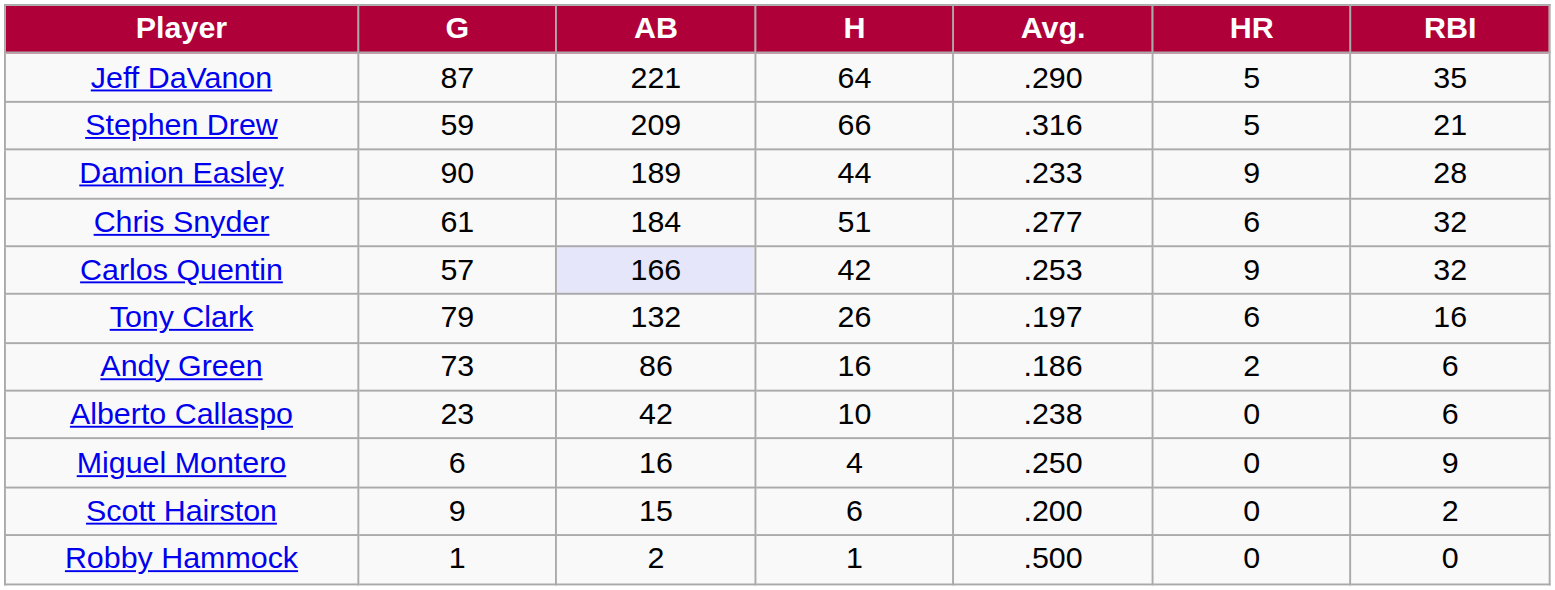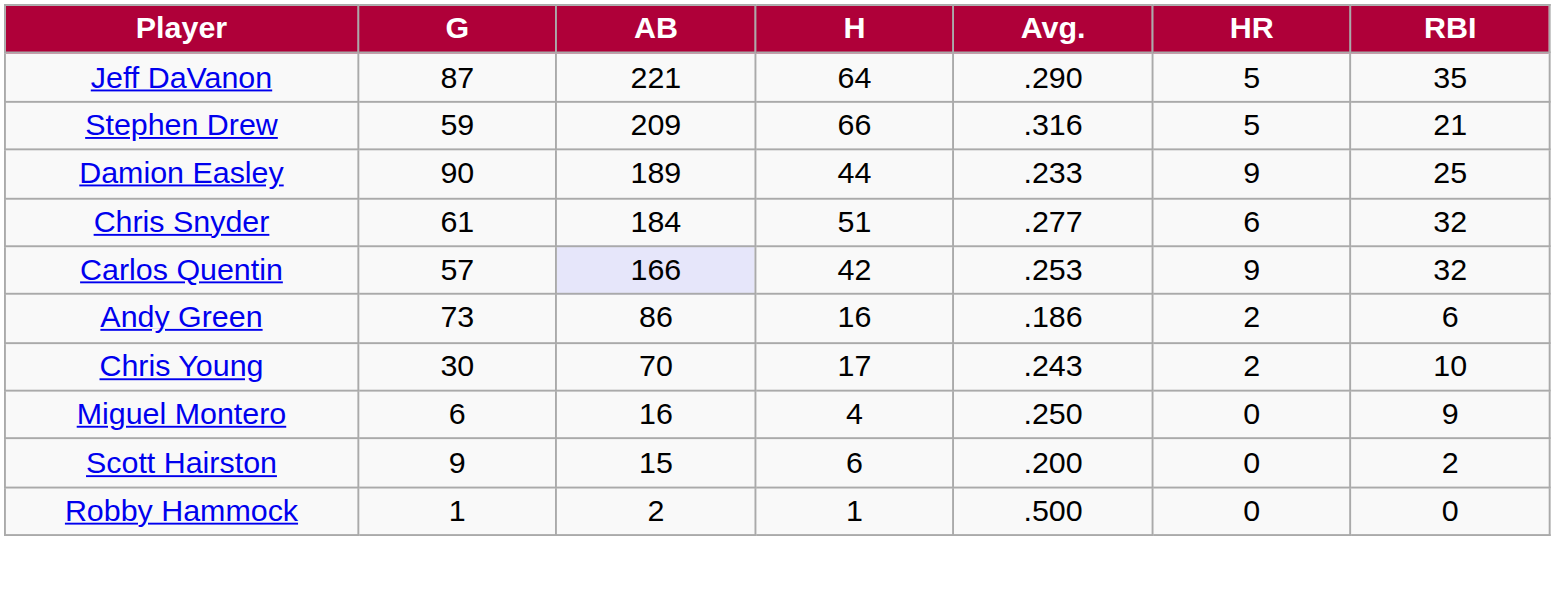(1450, 173) 28 -> (1450, 173) 25
- row: (181, 317)
+ row: (181, 366)
- row: (181, 414)
